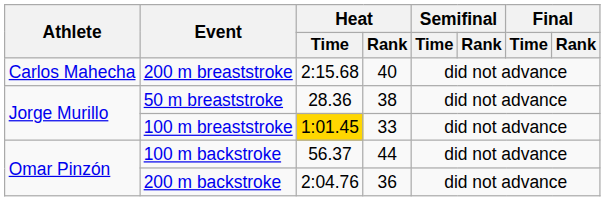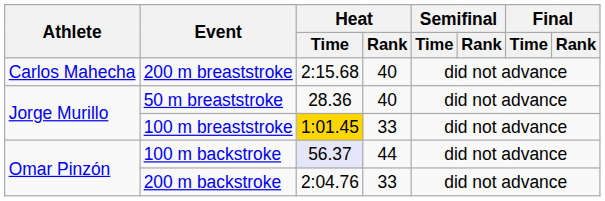(387, 100) 38 -> (387, 100) 40
(330, 155) no background -> (330, 155) lavender background
(387, 182) 36 -> (387, 182) 33
